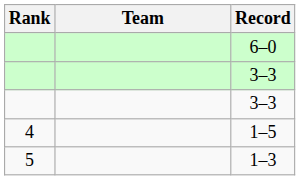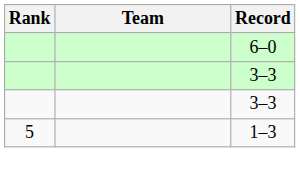- row: (30, 132)
